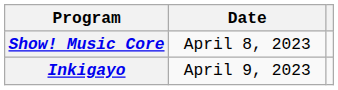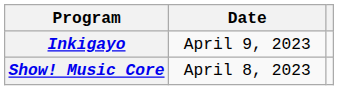rows swapped: (87, 44) <-> (87, 71)
